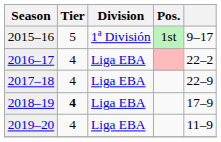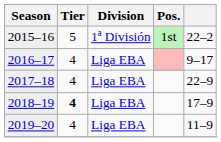(200, 37) 9–17 -> (200, 37) 22–2
(200, 59) 22–2 -> (200, 59) 9–17
